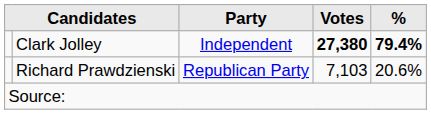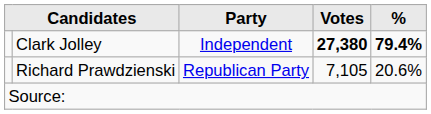(347, 70) 7,103 -> (347, 70) 7,105
